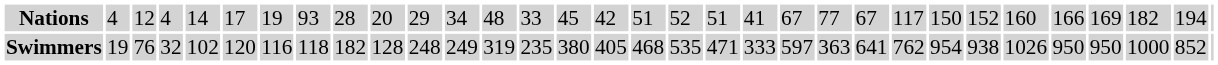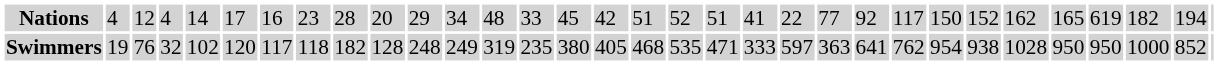(272, 17) 19 -> (272, 17) 16
(308, 17) 93 -> (308, 17) 23
(792, 17) 67 -> (792, 17) 22
(866, 17) 67 -> (866, 17) 92
(1021, 17) 160 -> (1021, 17) 162
(1068, 17) 166 -> (1068, 17) 165
(1106, 17) 169 -> (1106, 17) 619
(277, 46) 116 -> (277, 46) 117
(1026, 46) 1026 -> (1026, 46) 1028
